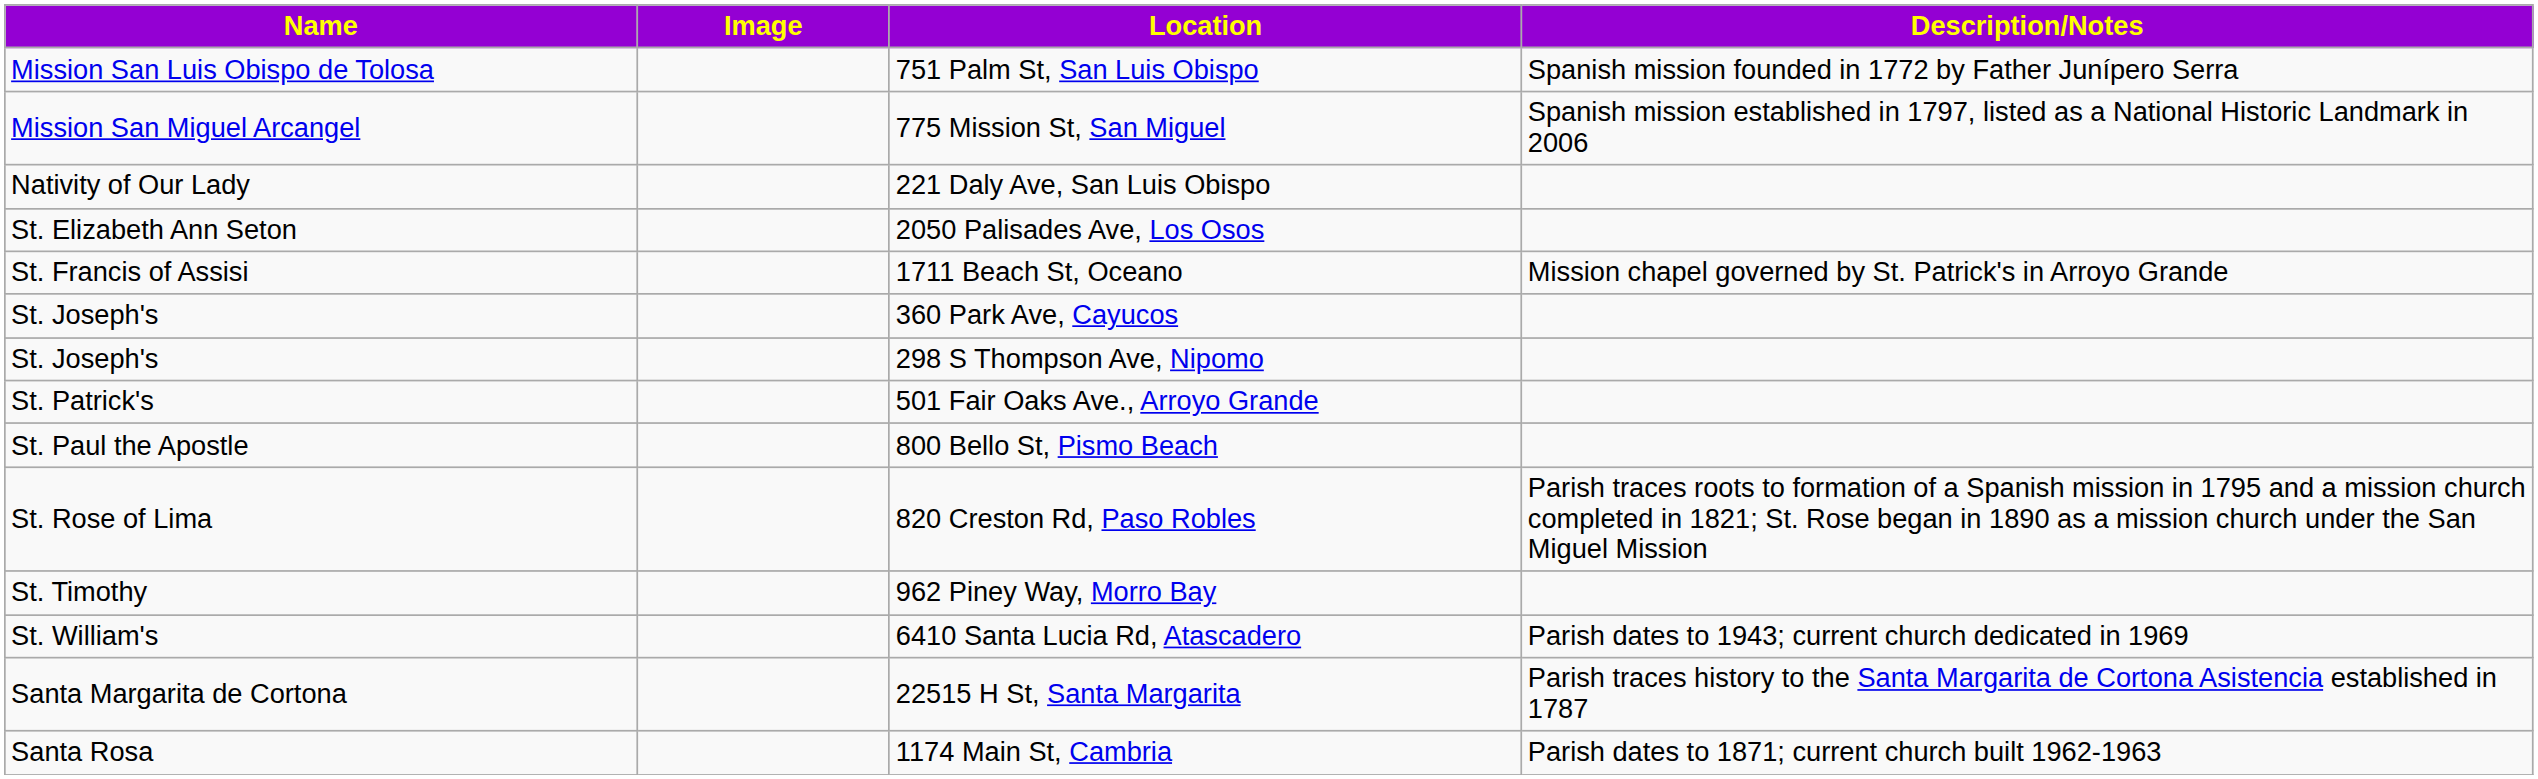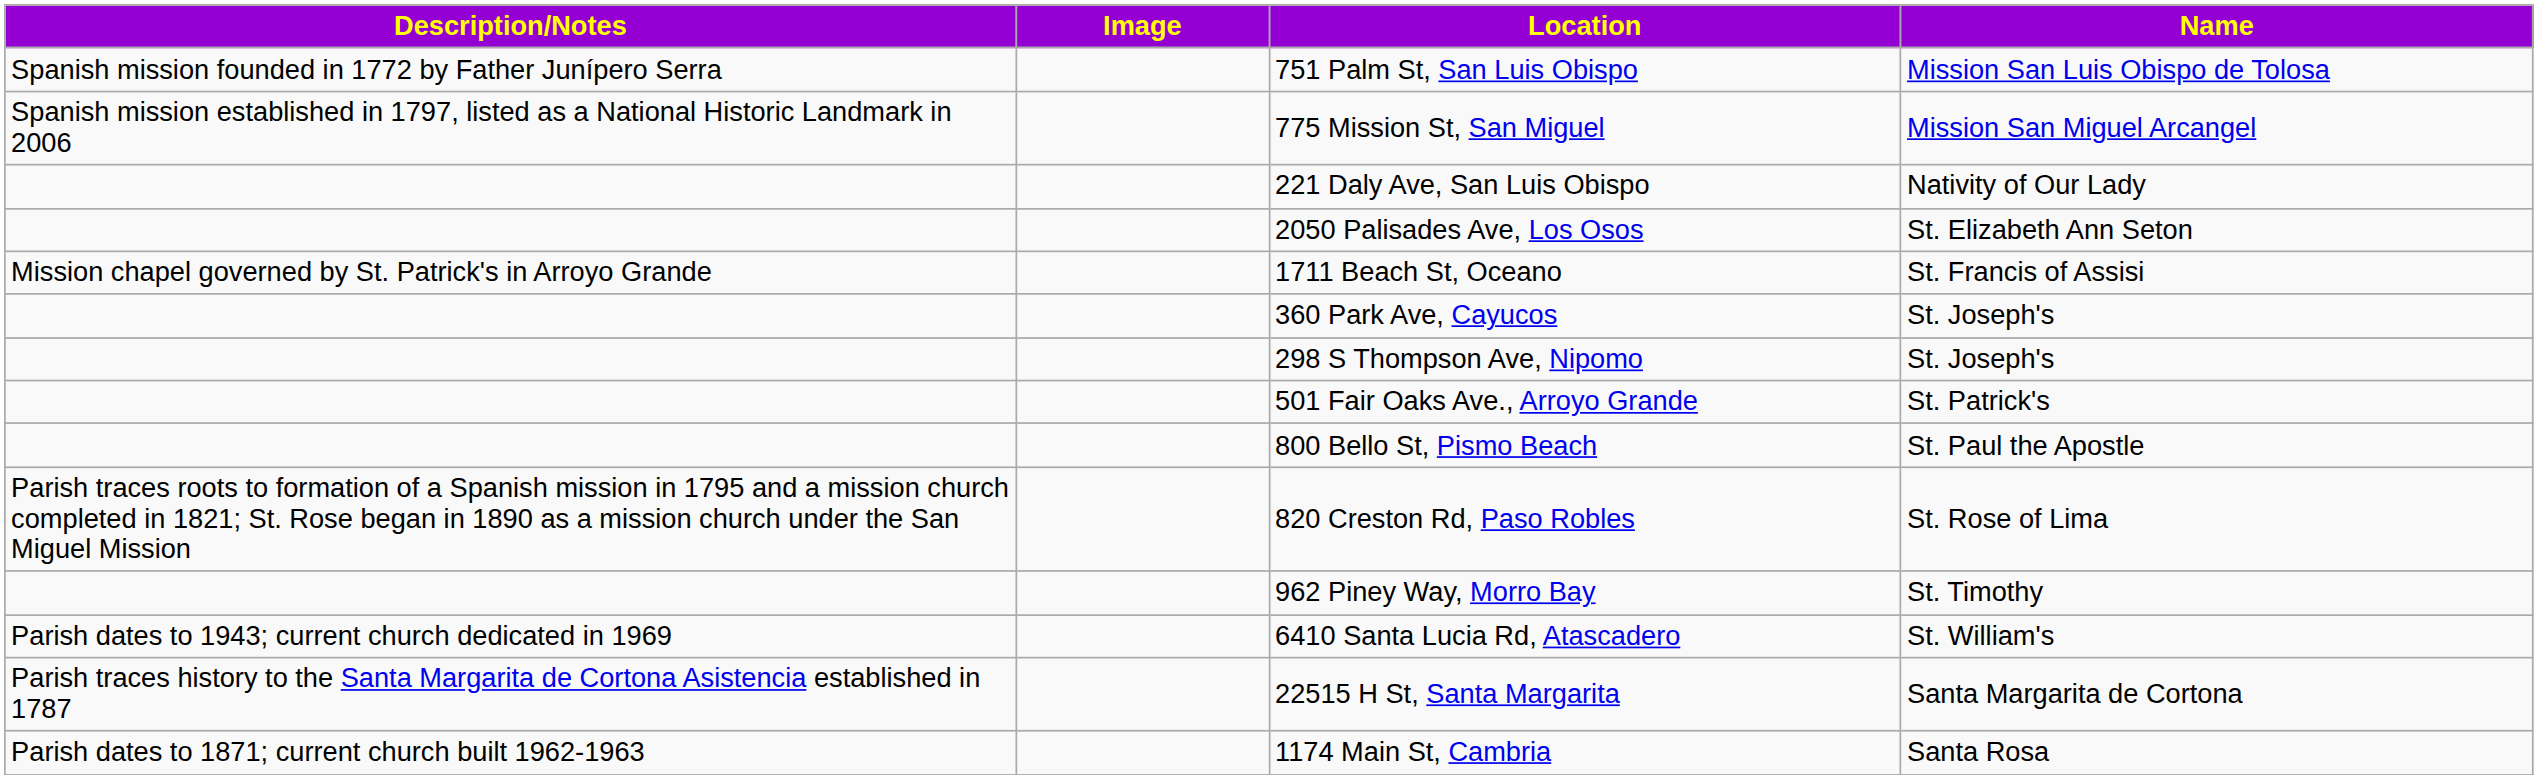columns swapped: (321, 26) <-> (2027, 26)
